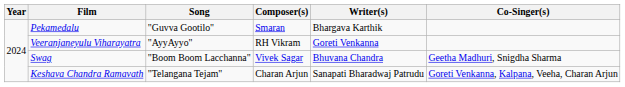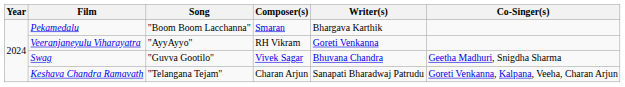(181, 27) "Guvva Gootilo" -> (199, 27) "Boom Boom Lacchanna"
(199, 58) "Boom Boom Lacchanna" -> (181, 58) "Guvva Gootilo"
